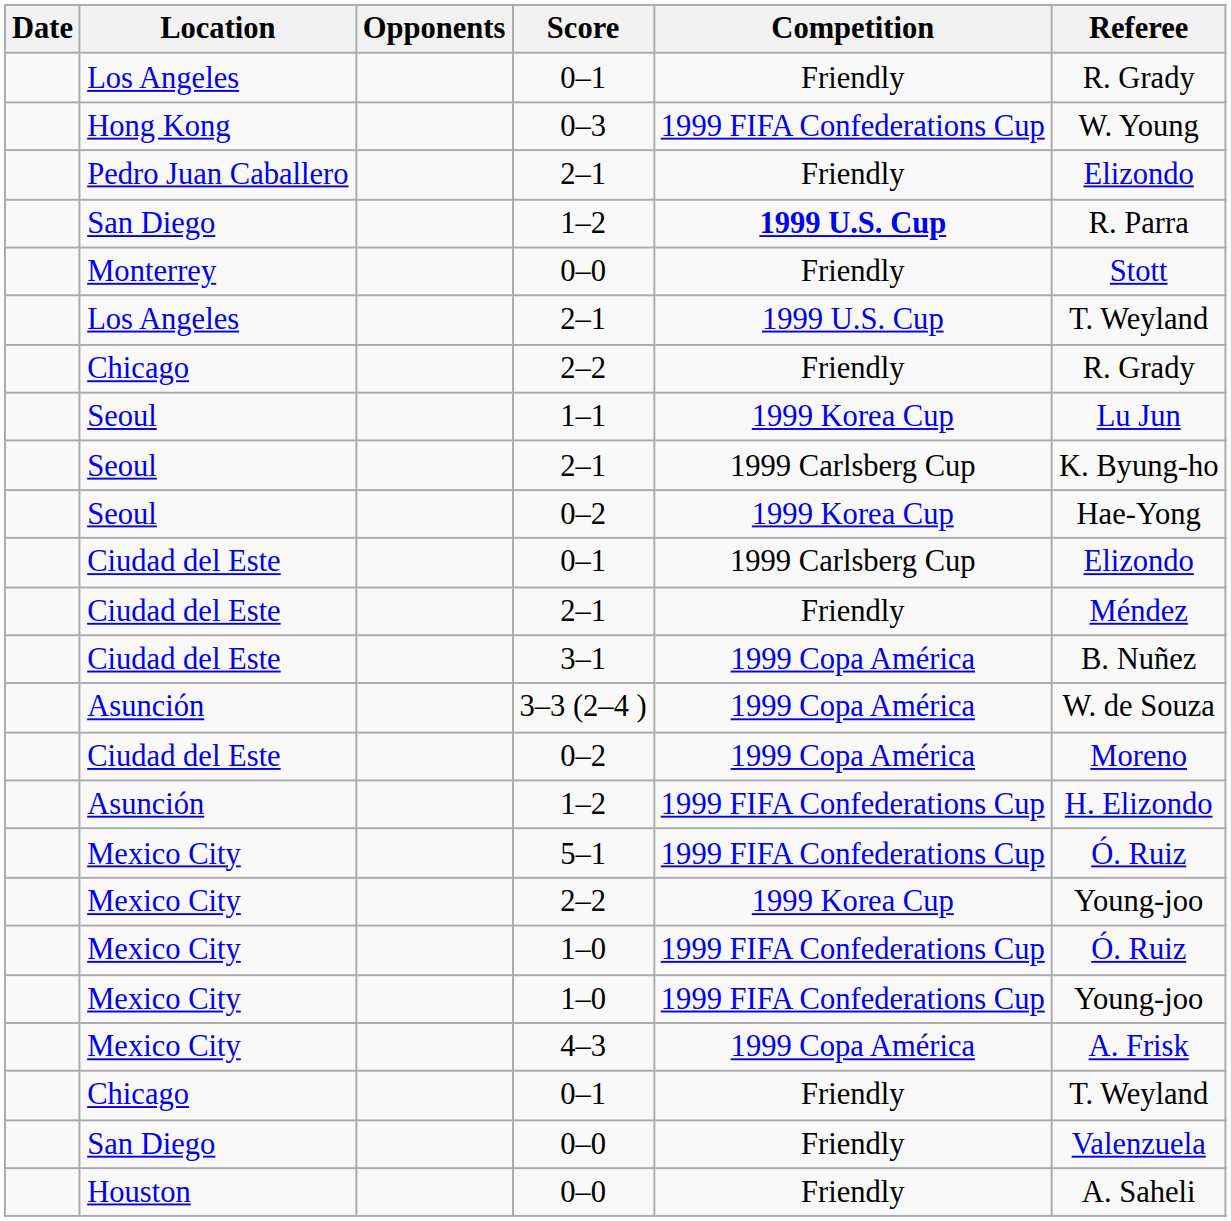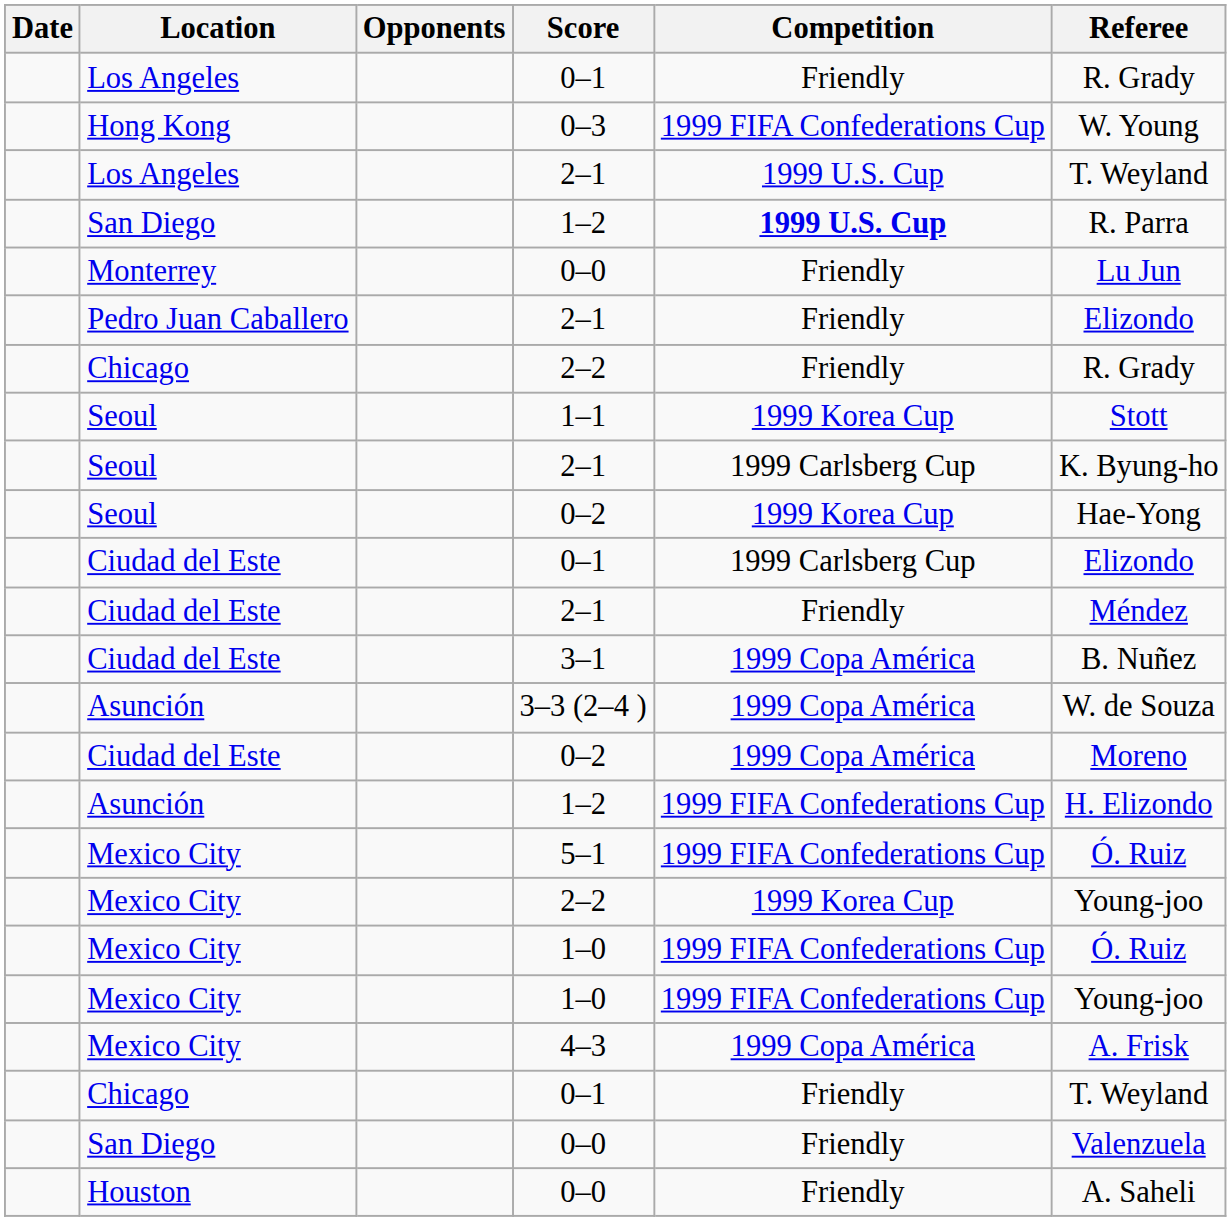rows swapped: (163, 319) <-> (218, 174)
(1139, 271) Stott -> (1139, 271) Lu Jun
(1139, 416) Lu Jun -> (1139, 416) Stott
